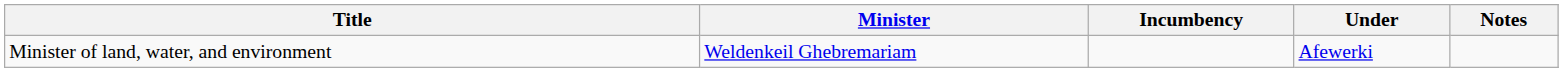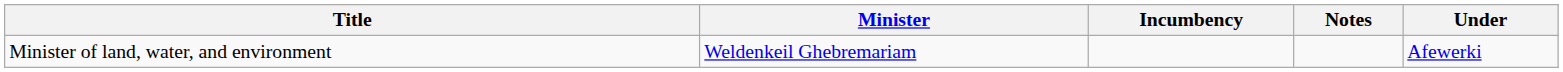columns swapped: (1372, 20) <-> (1504, 20)
